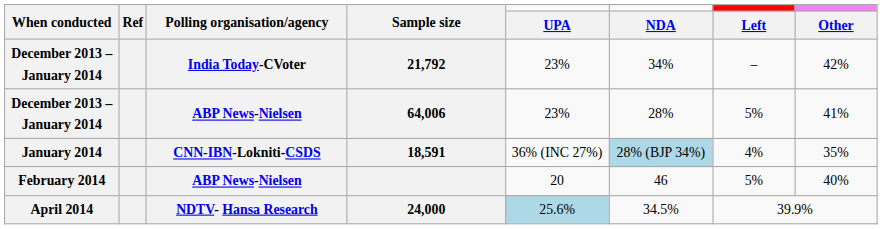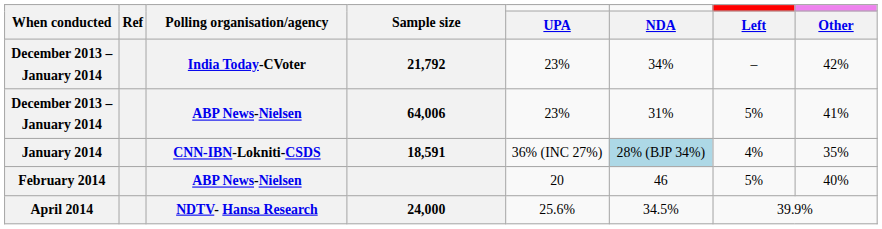(661, 114) 28% -> (661, 114) 31%
(557, 209) lightblue background -> (557, 209) no background
